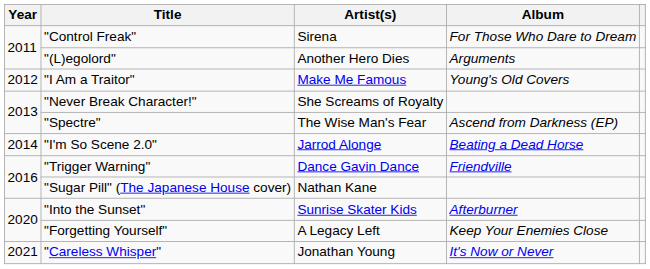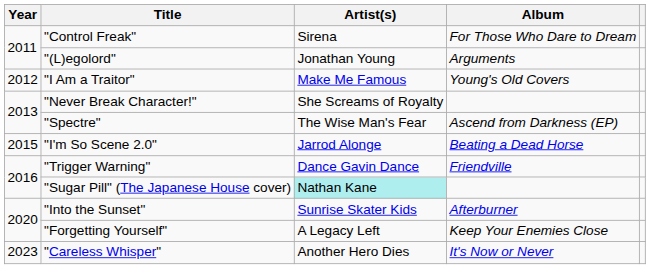(353, 58) Another Hero Dies -> (346, 58) Jonathan Young
(23, 144) 2014 -> (23, 144) 2015
(337, 187) no background -> (337, 187) paleturquoise background
(23, 252) 2021 -> (23, 252) 2023
(346, 252) Jonathan Young -> (353, 252) Another Hero Dies
